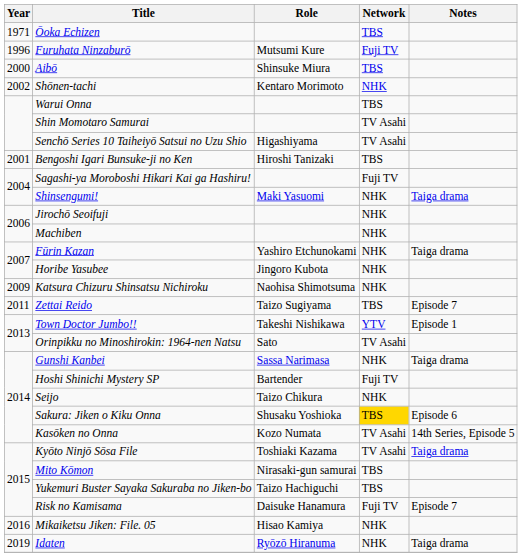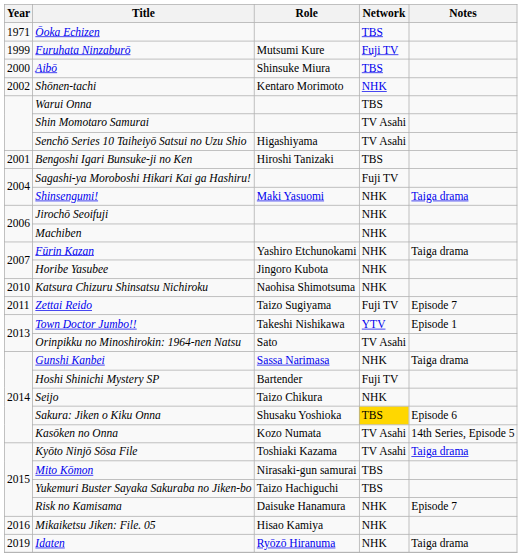(19, 50) 1996 -> (19, 50) 1999
(19, 287) 2009 -> (19, 287) 2010
(372, 305) TBS -> (380, 305) Fuji TV
(380, 506) Fuji TV -> (374, 506) NHK
